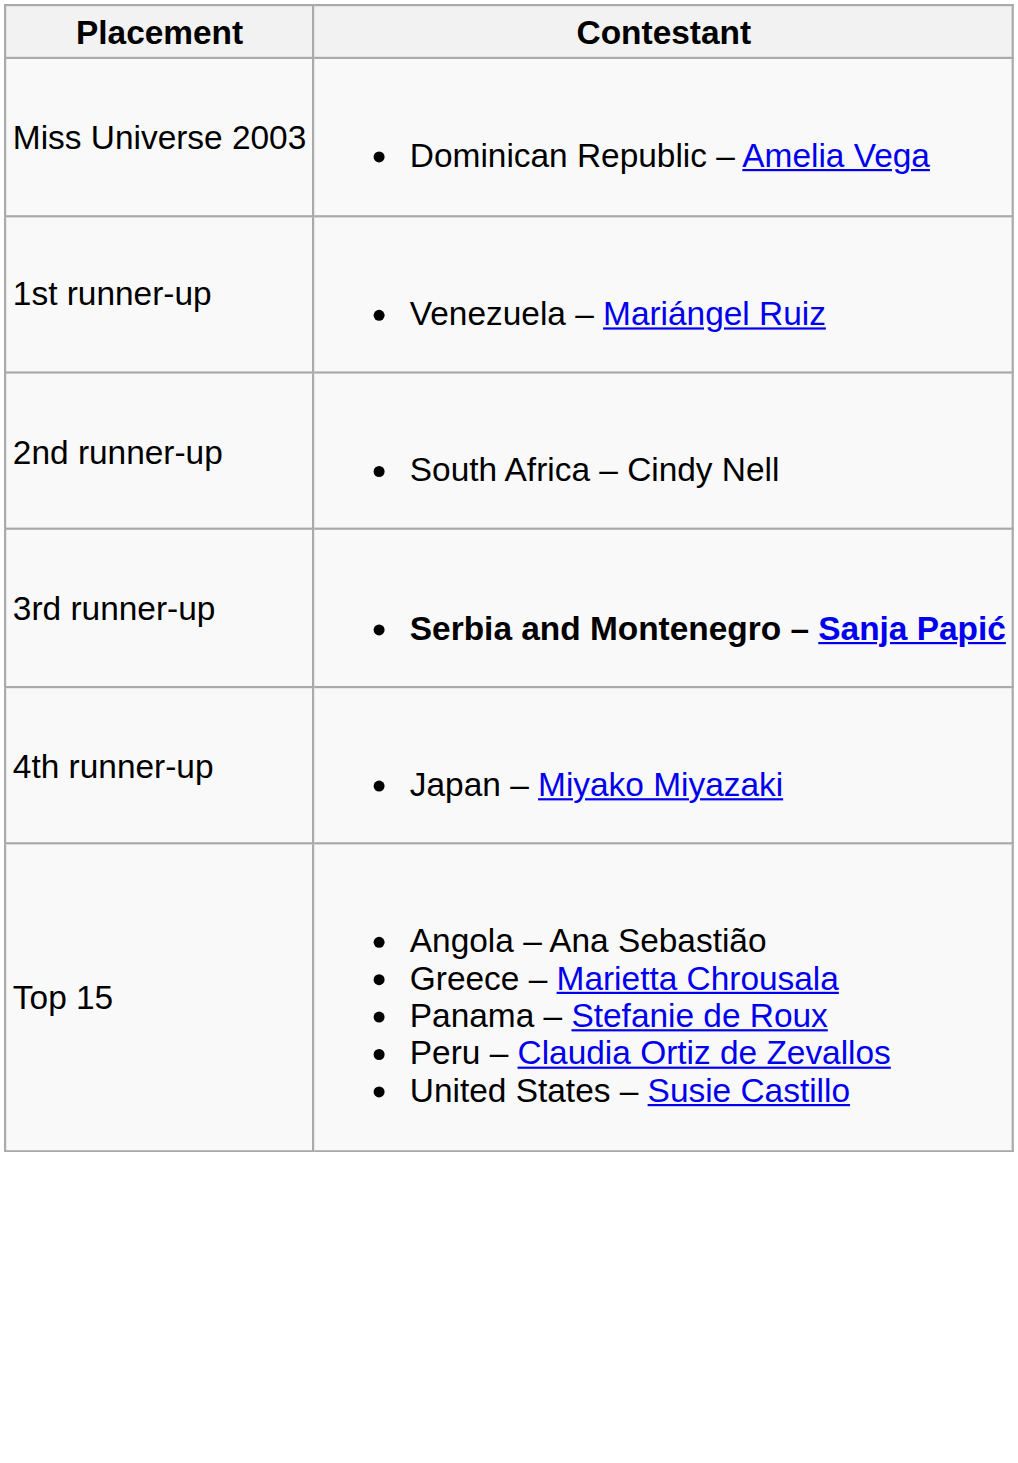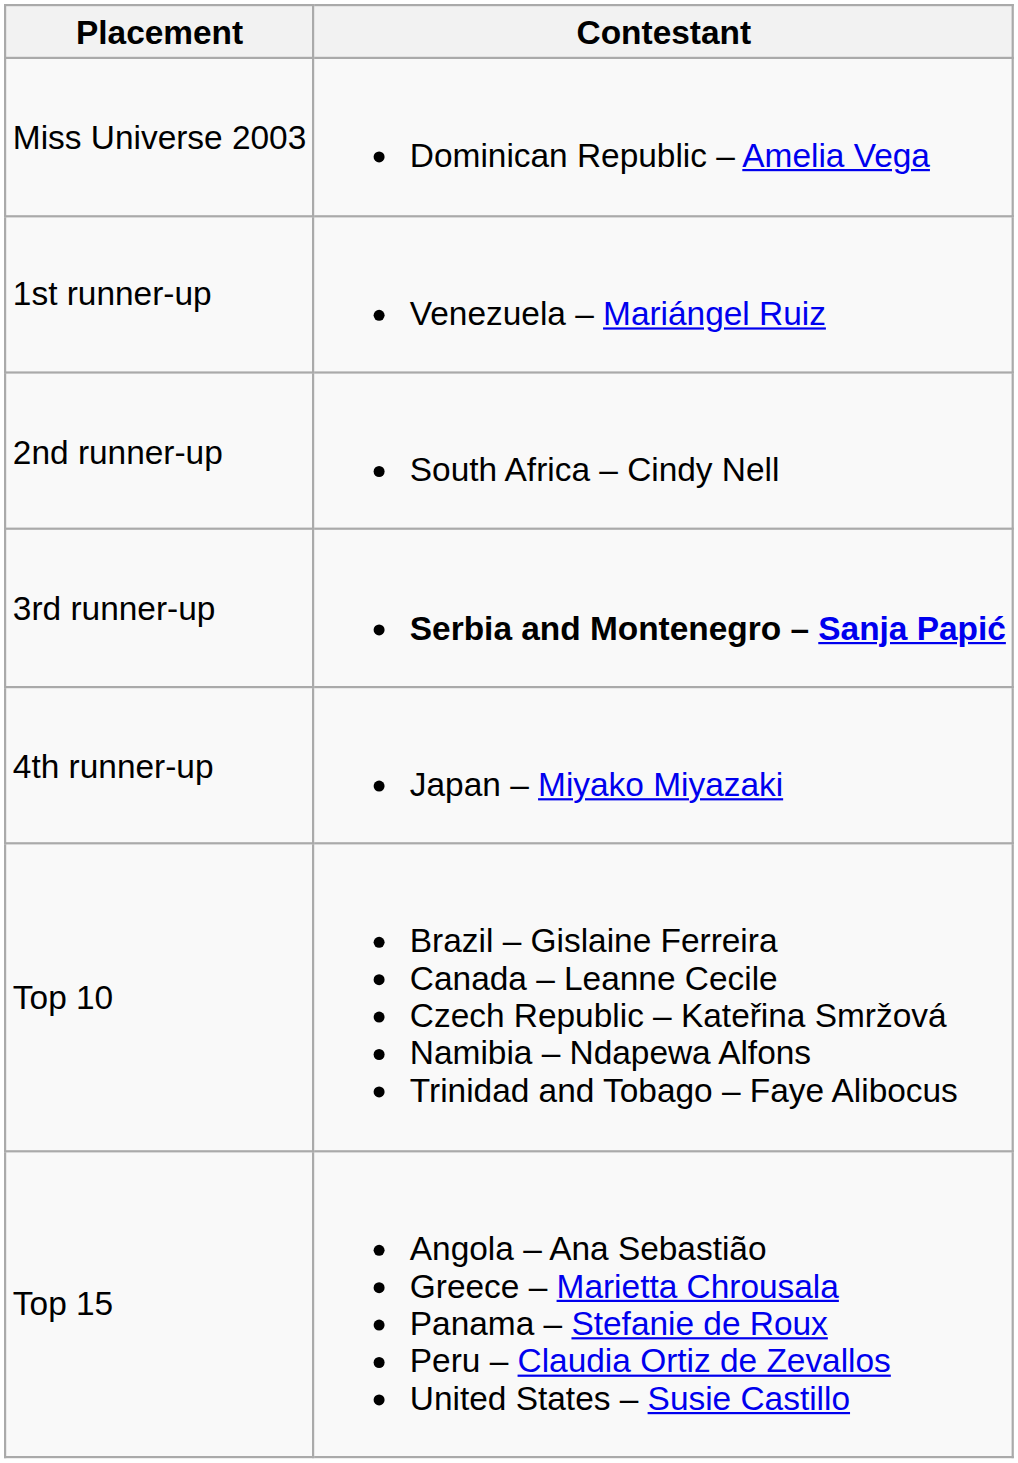+ row: (63, 997)
